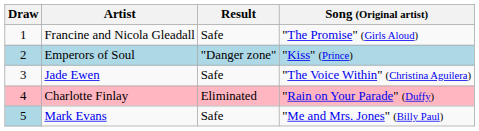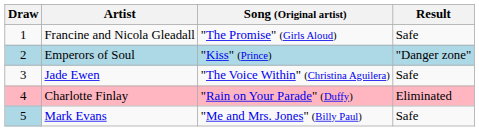columns swapped: (377, 14) <-> (238, 14)
